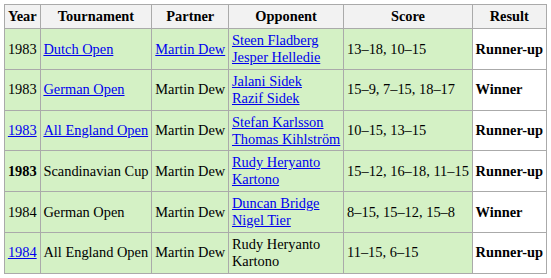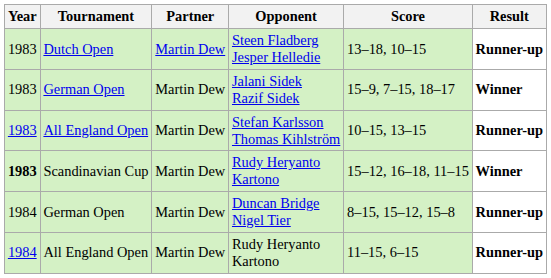(509, 171) Runner-up -> (499, 171) Winner
(499, 212) Winner -> (509, 212) Runner-up
